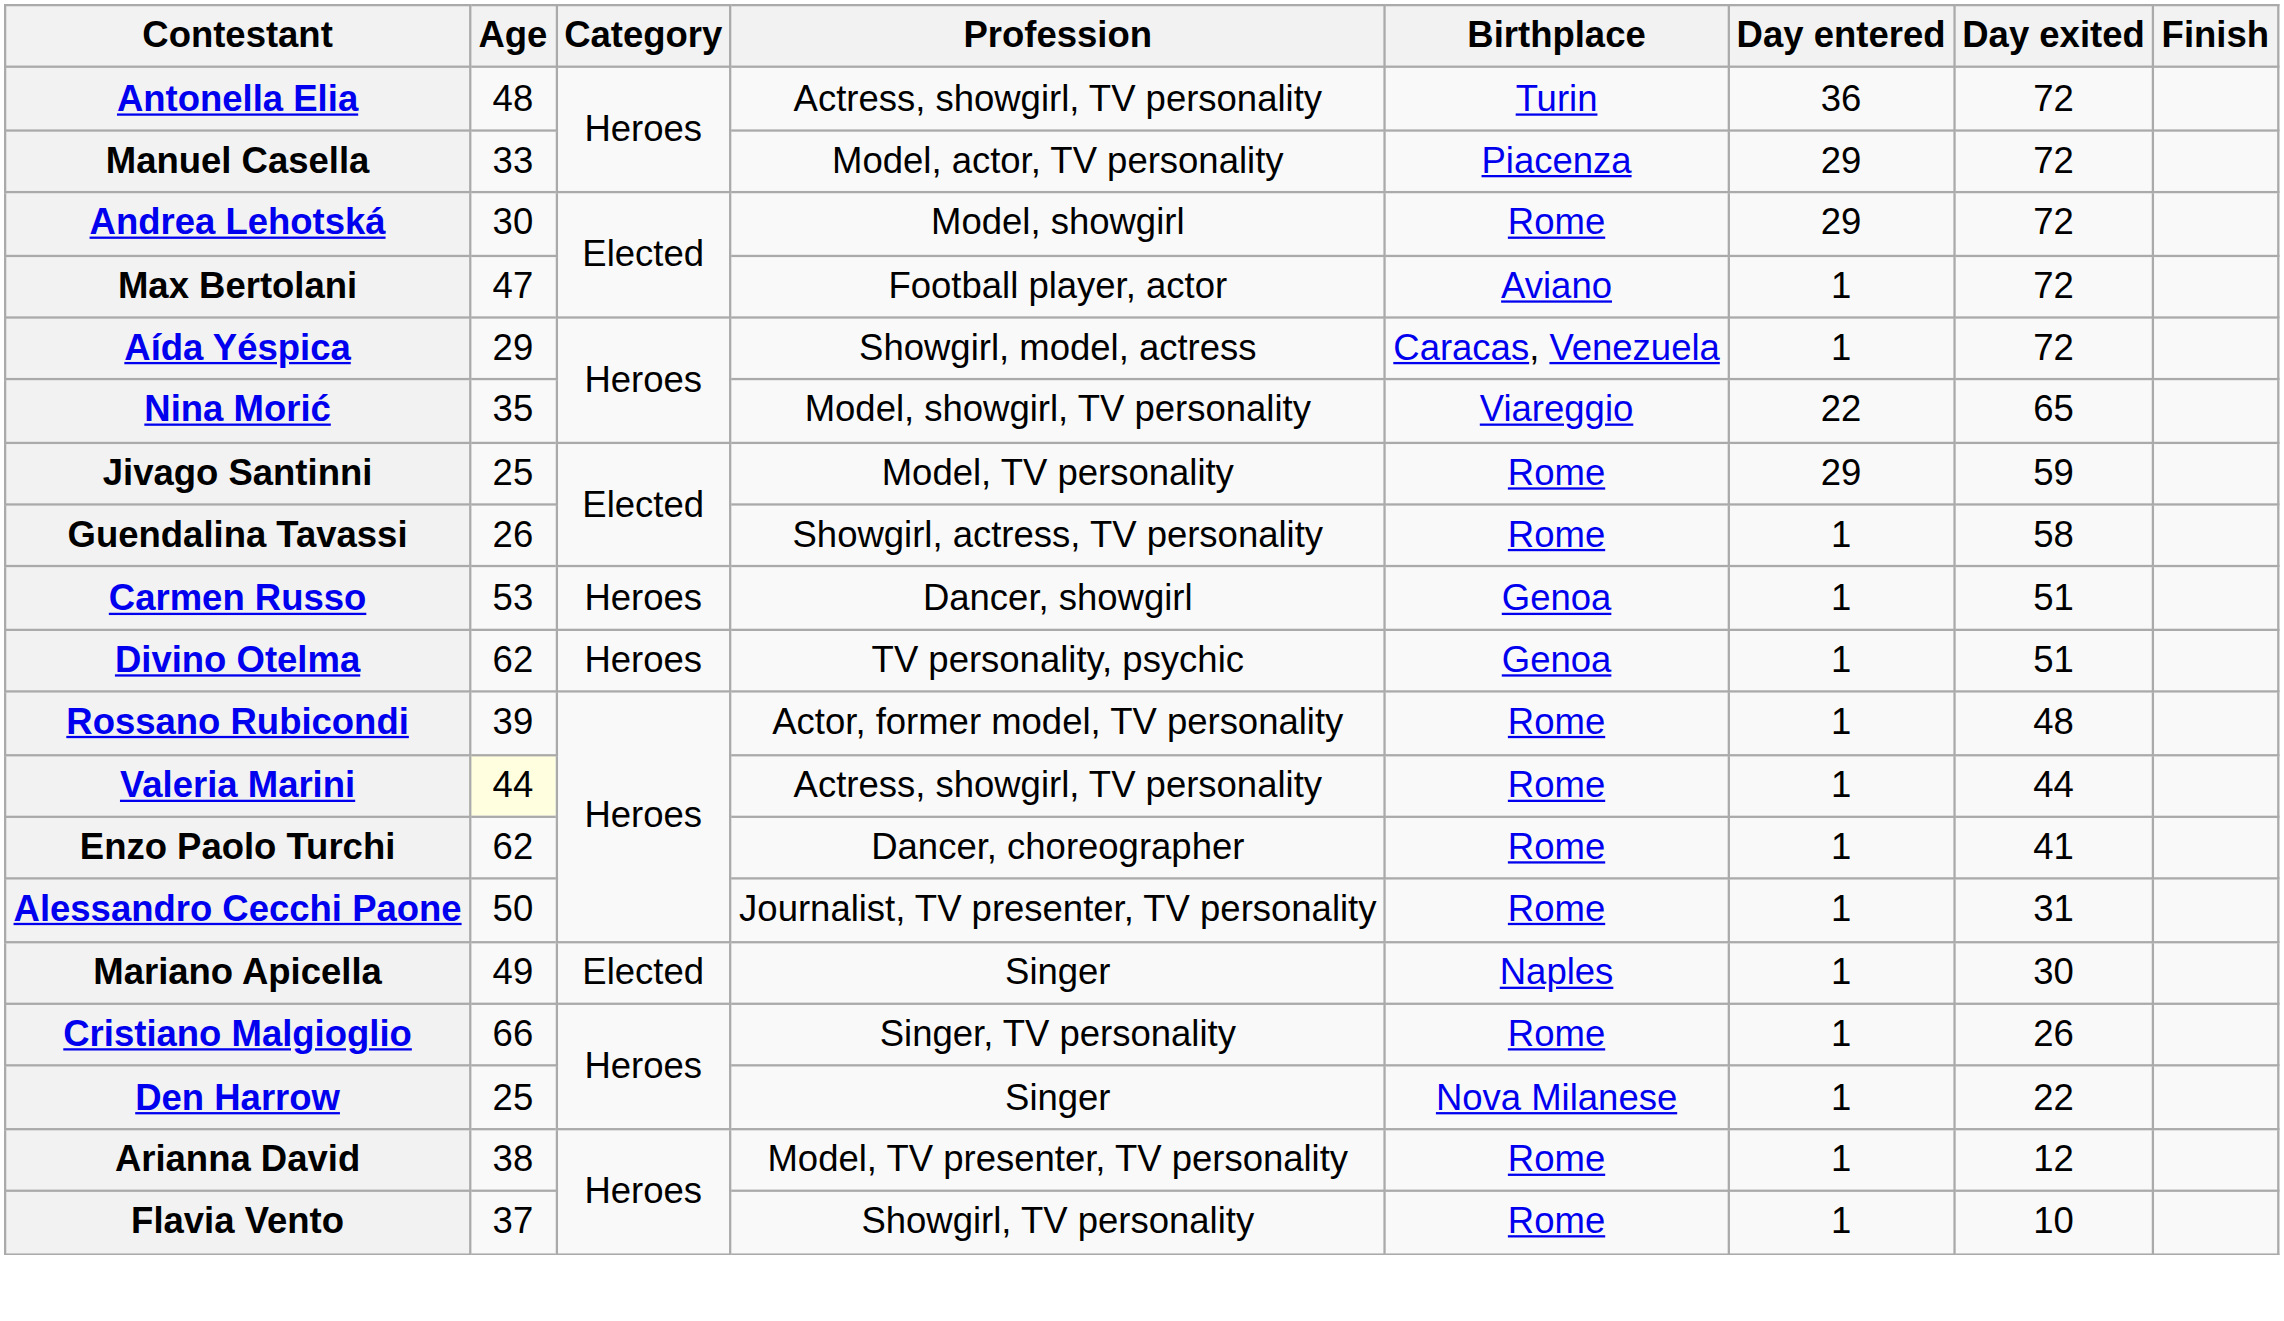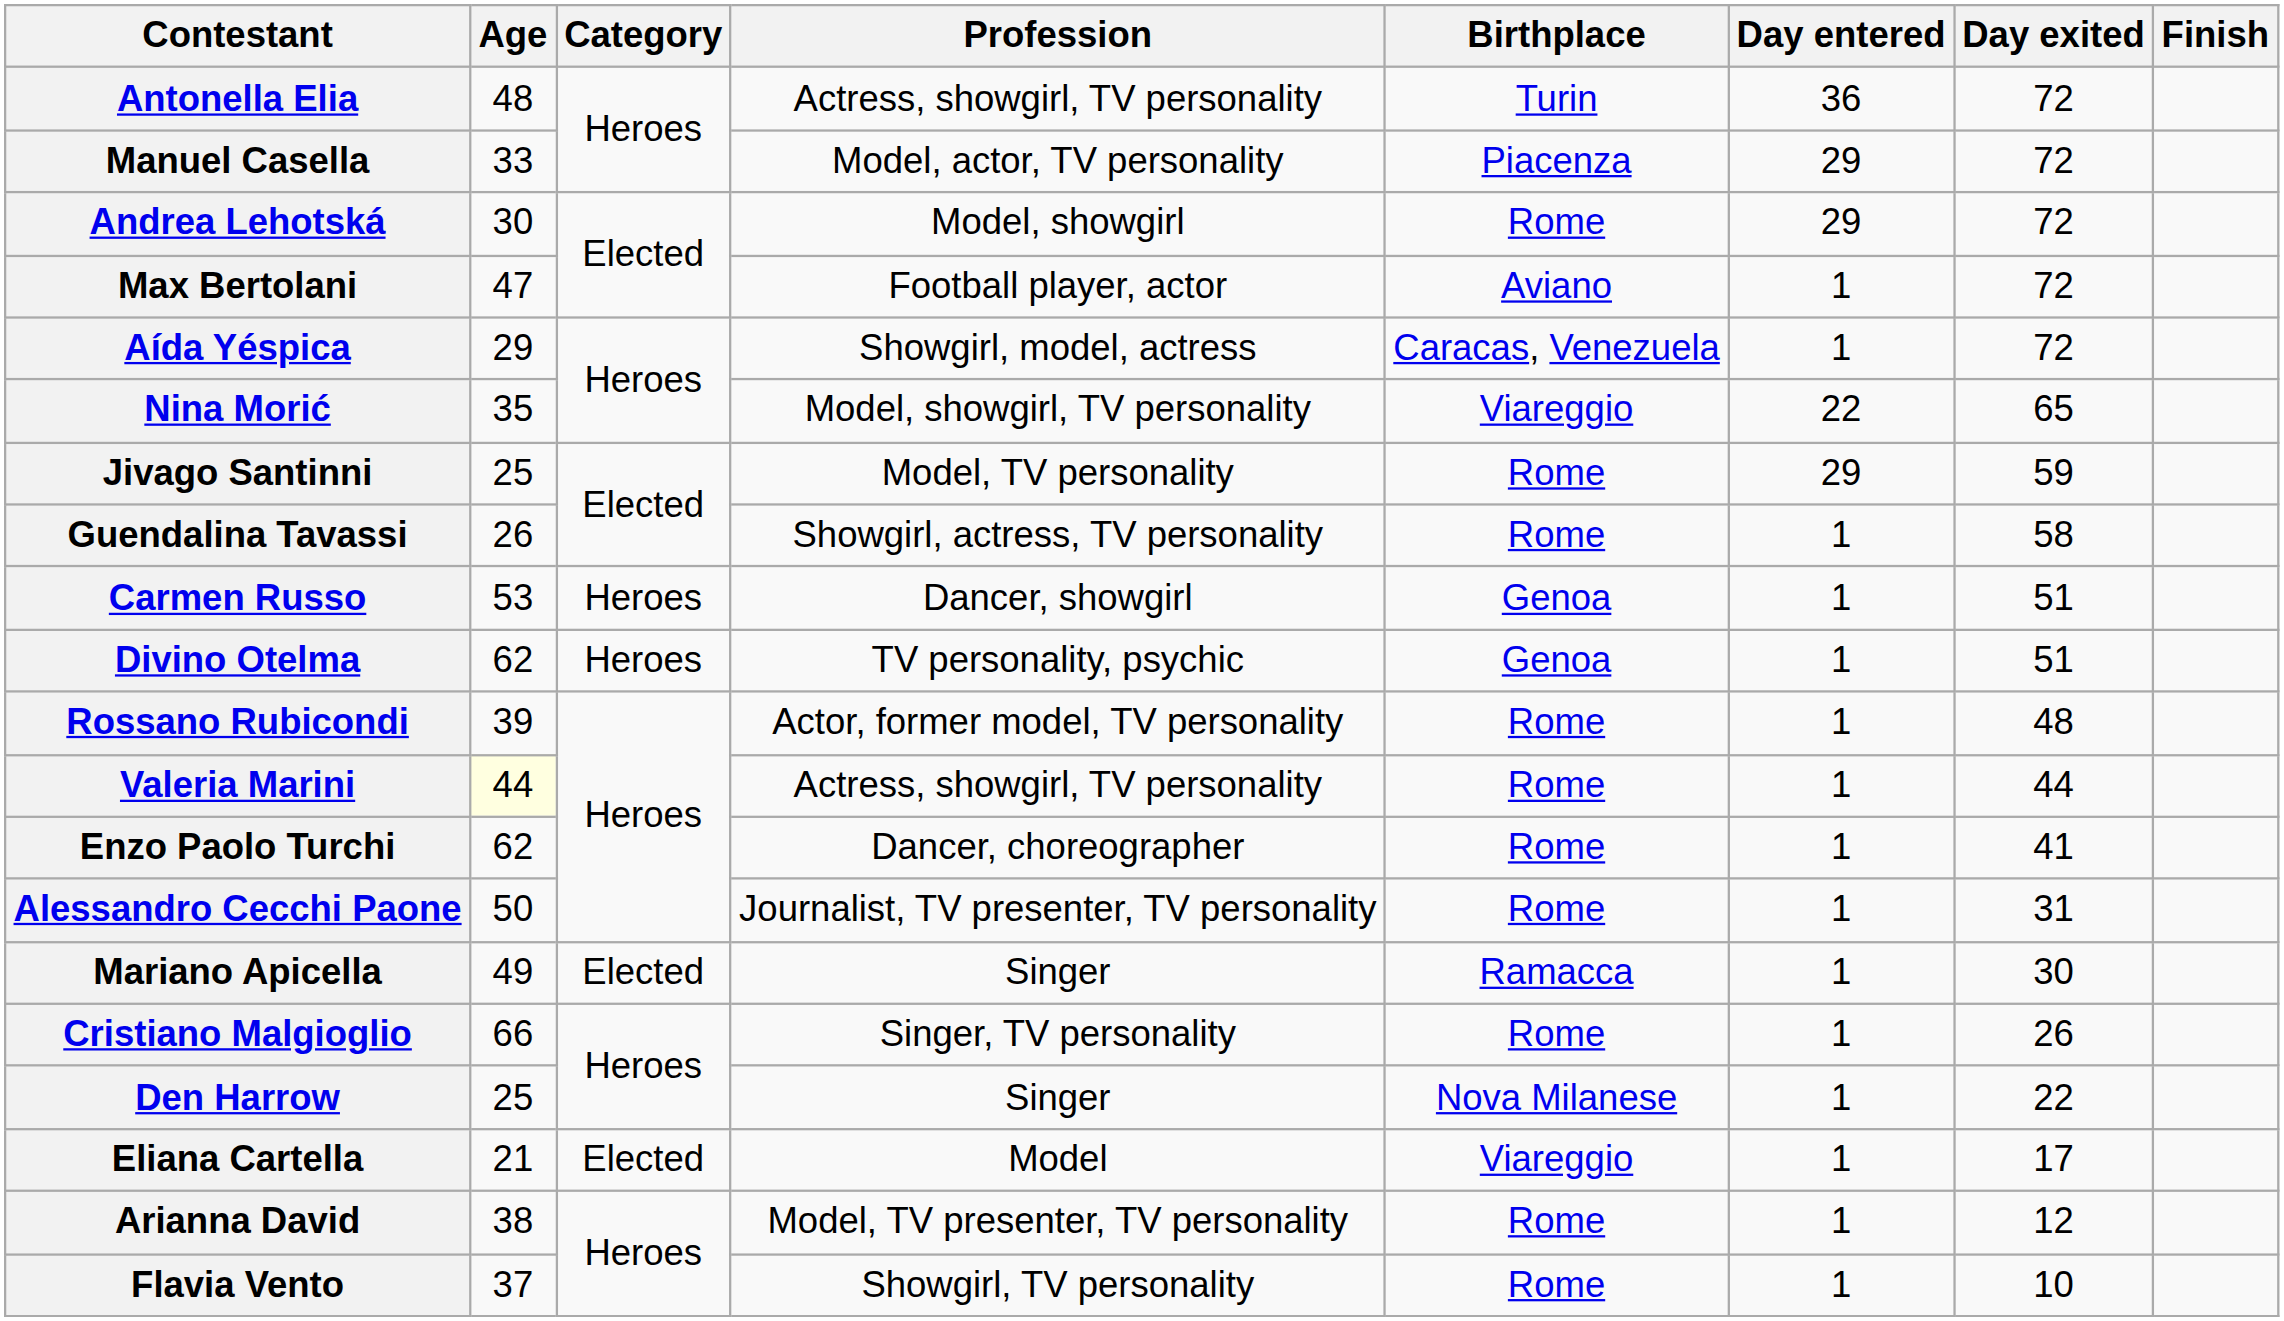(1557, 971) Naples -> (1557, 971) Ramacca
+ row: (238, 1159)
